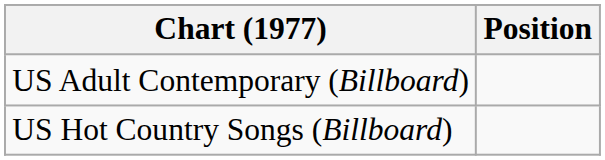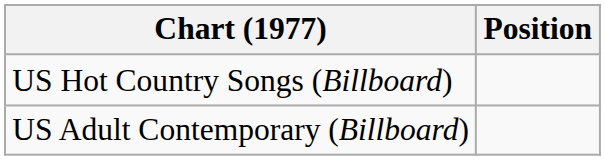rows swapped: (241, 79) <-> (232, 129)
